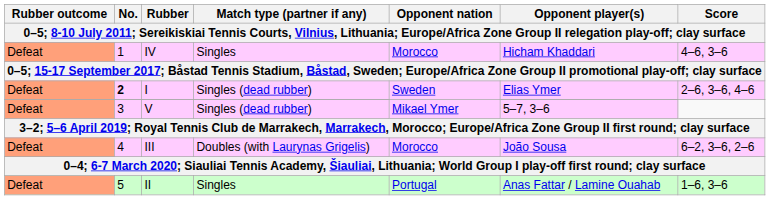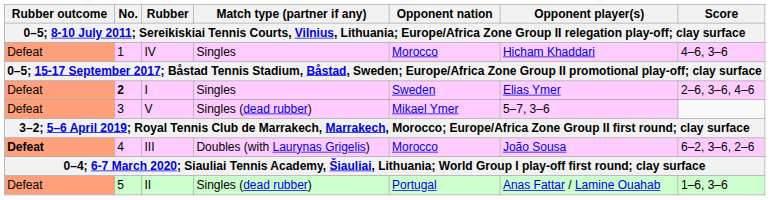(254, 90) Singles (dead rubber) -> (216, 90) Singles
(25, 147) normal -> (25, 147) bold
(216, 185) Singles -> (254, 185) Singles (dead rubber)
